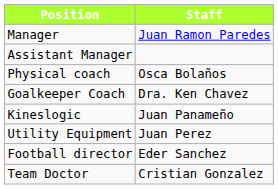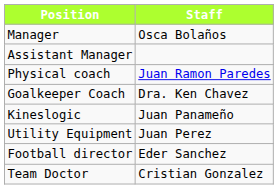(204, 34) Juan Ramon Paredes -> (182, 34) Osca Bolaños
(182, 74) Osca Bolaños -> (204, 74) Juan Ramon Paredes
